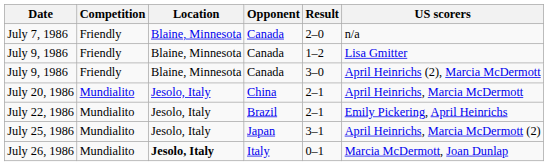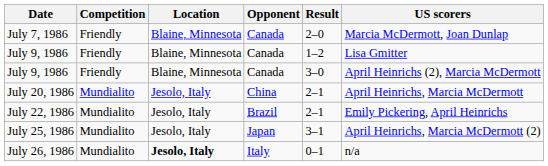(352, 33) n/a -> (426, 33) Marcia McDermott, Joan Dunlap
(426, 151) Marcia McDermott, Joan Dunlap -> (352, 151) n/a
